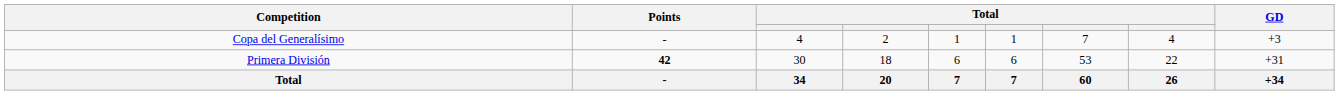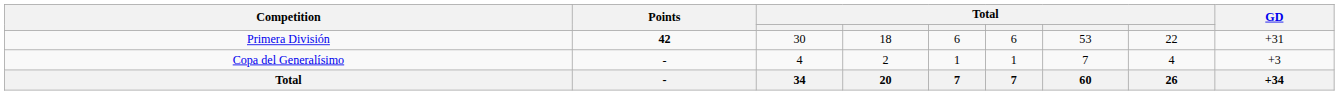rows swapped: (288, 60) <-> (288, 40)
